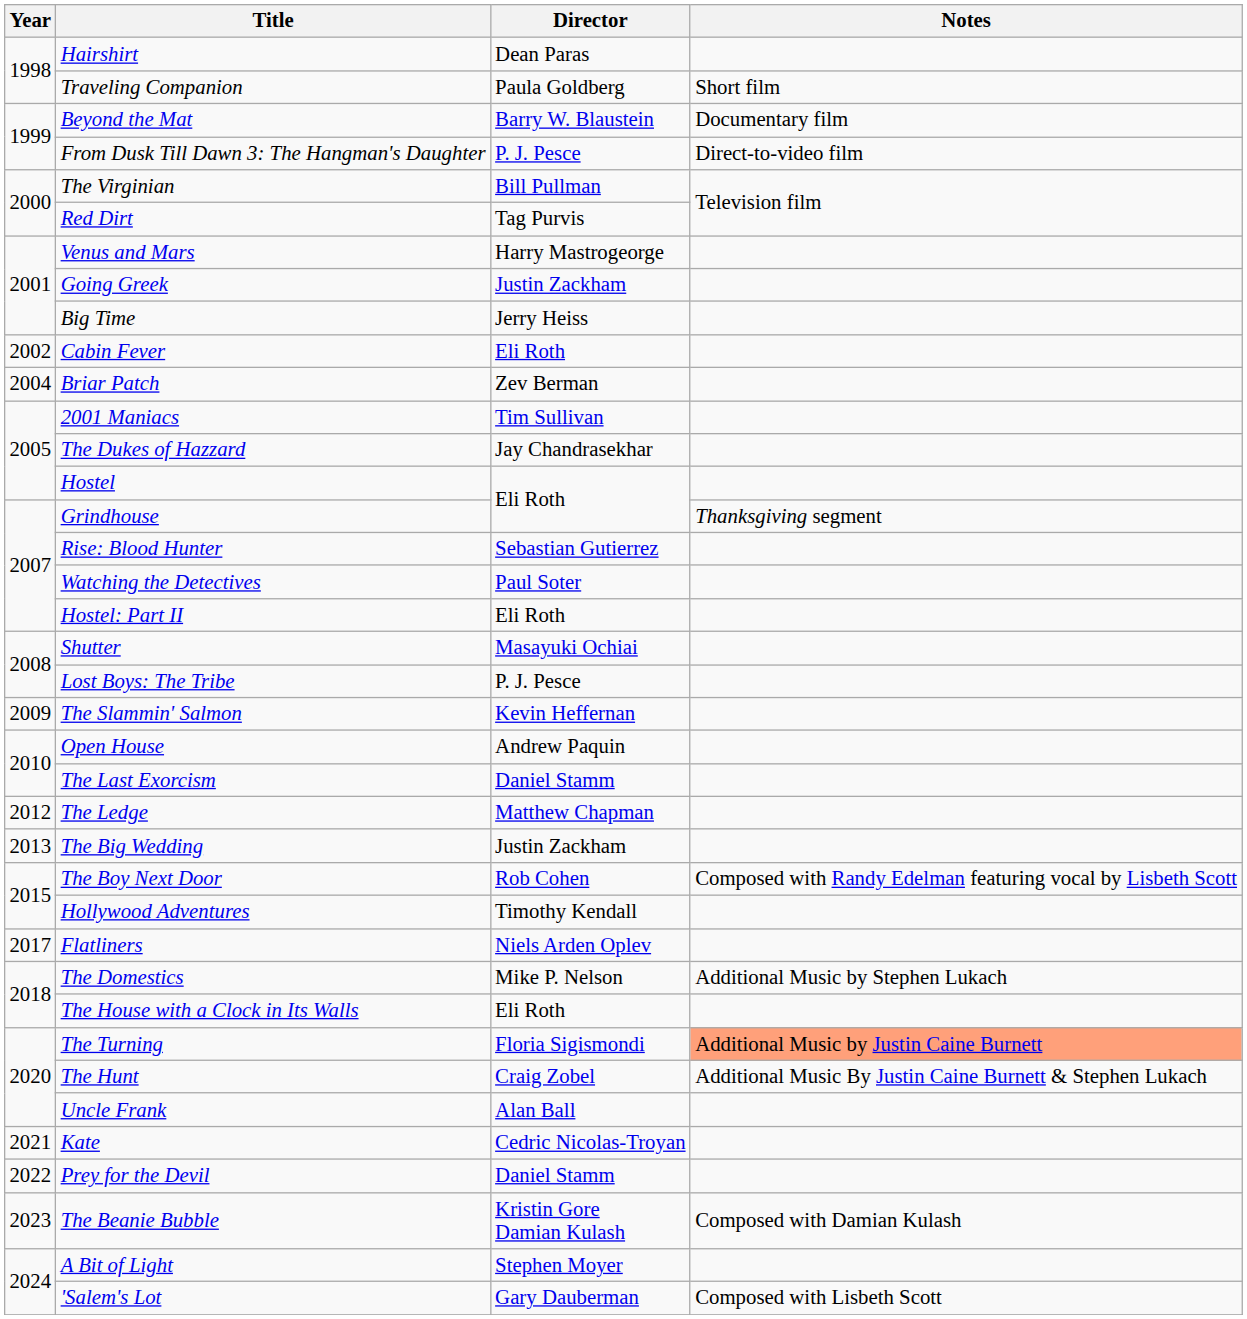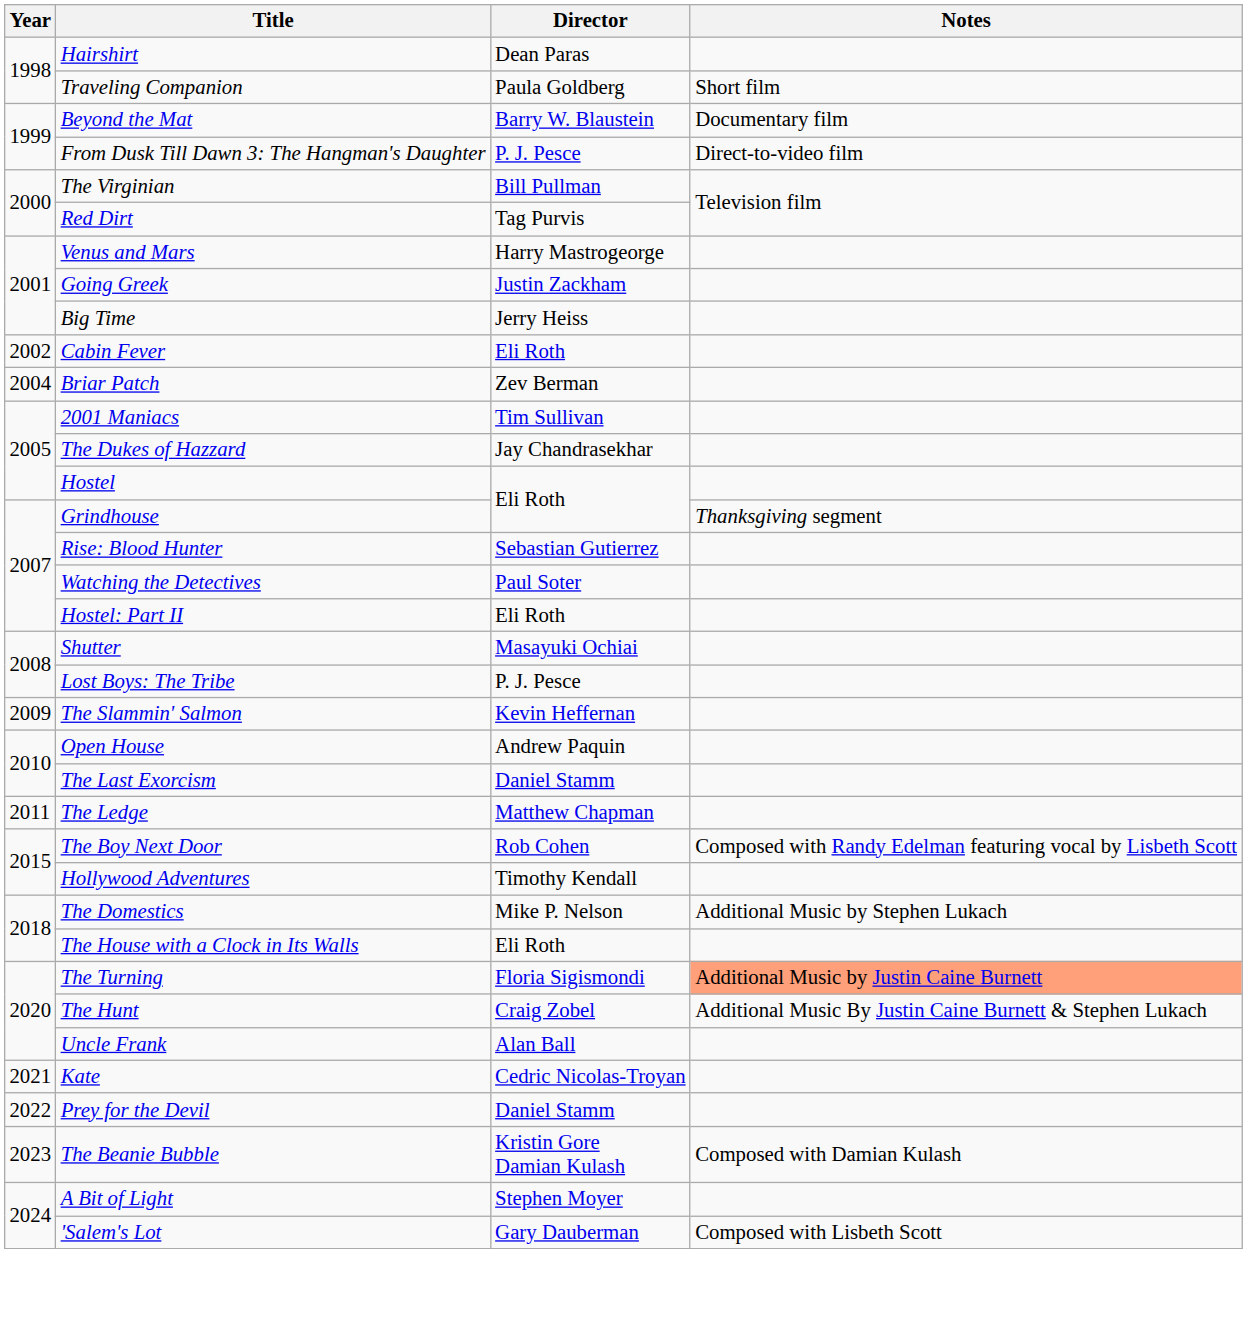(30, 812) 2012 -> (30, 812) 2011
- row: (132, 845)
- row: (102, 944)
